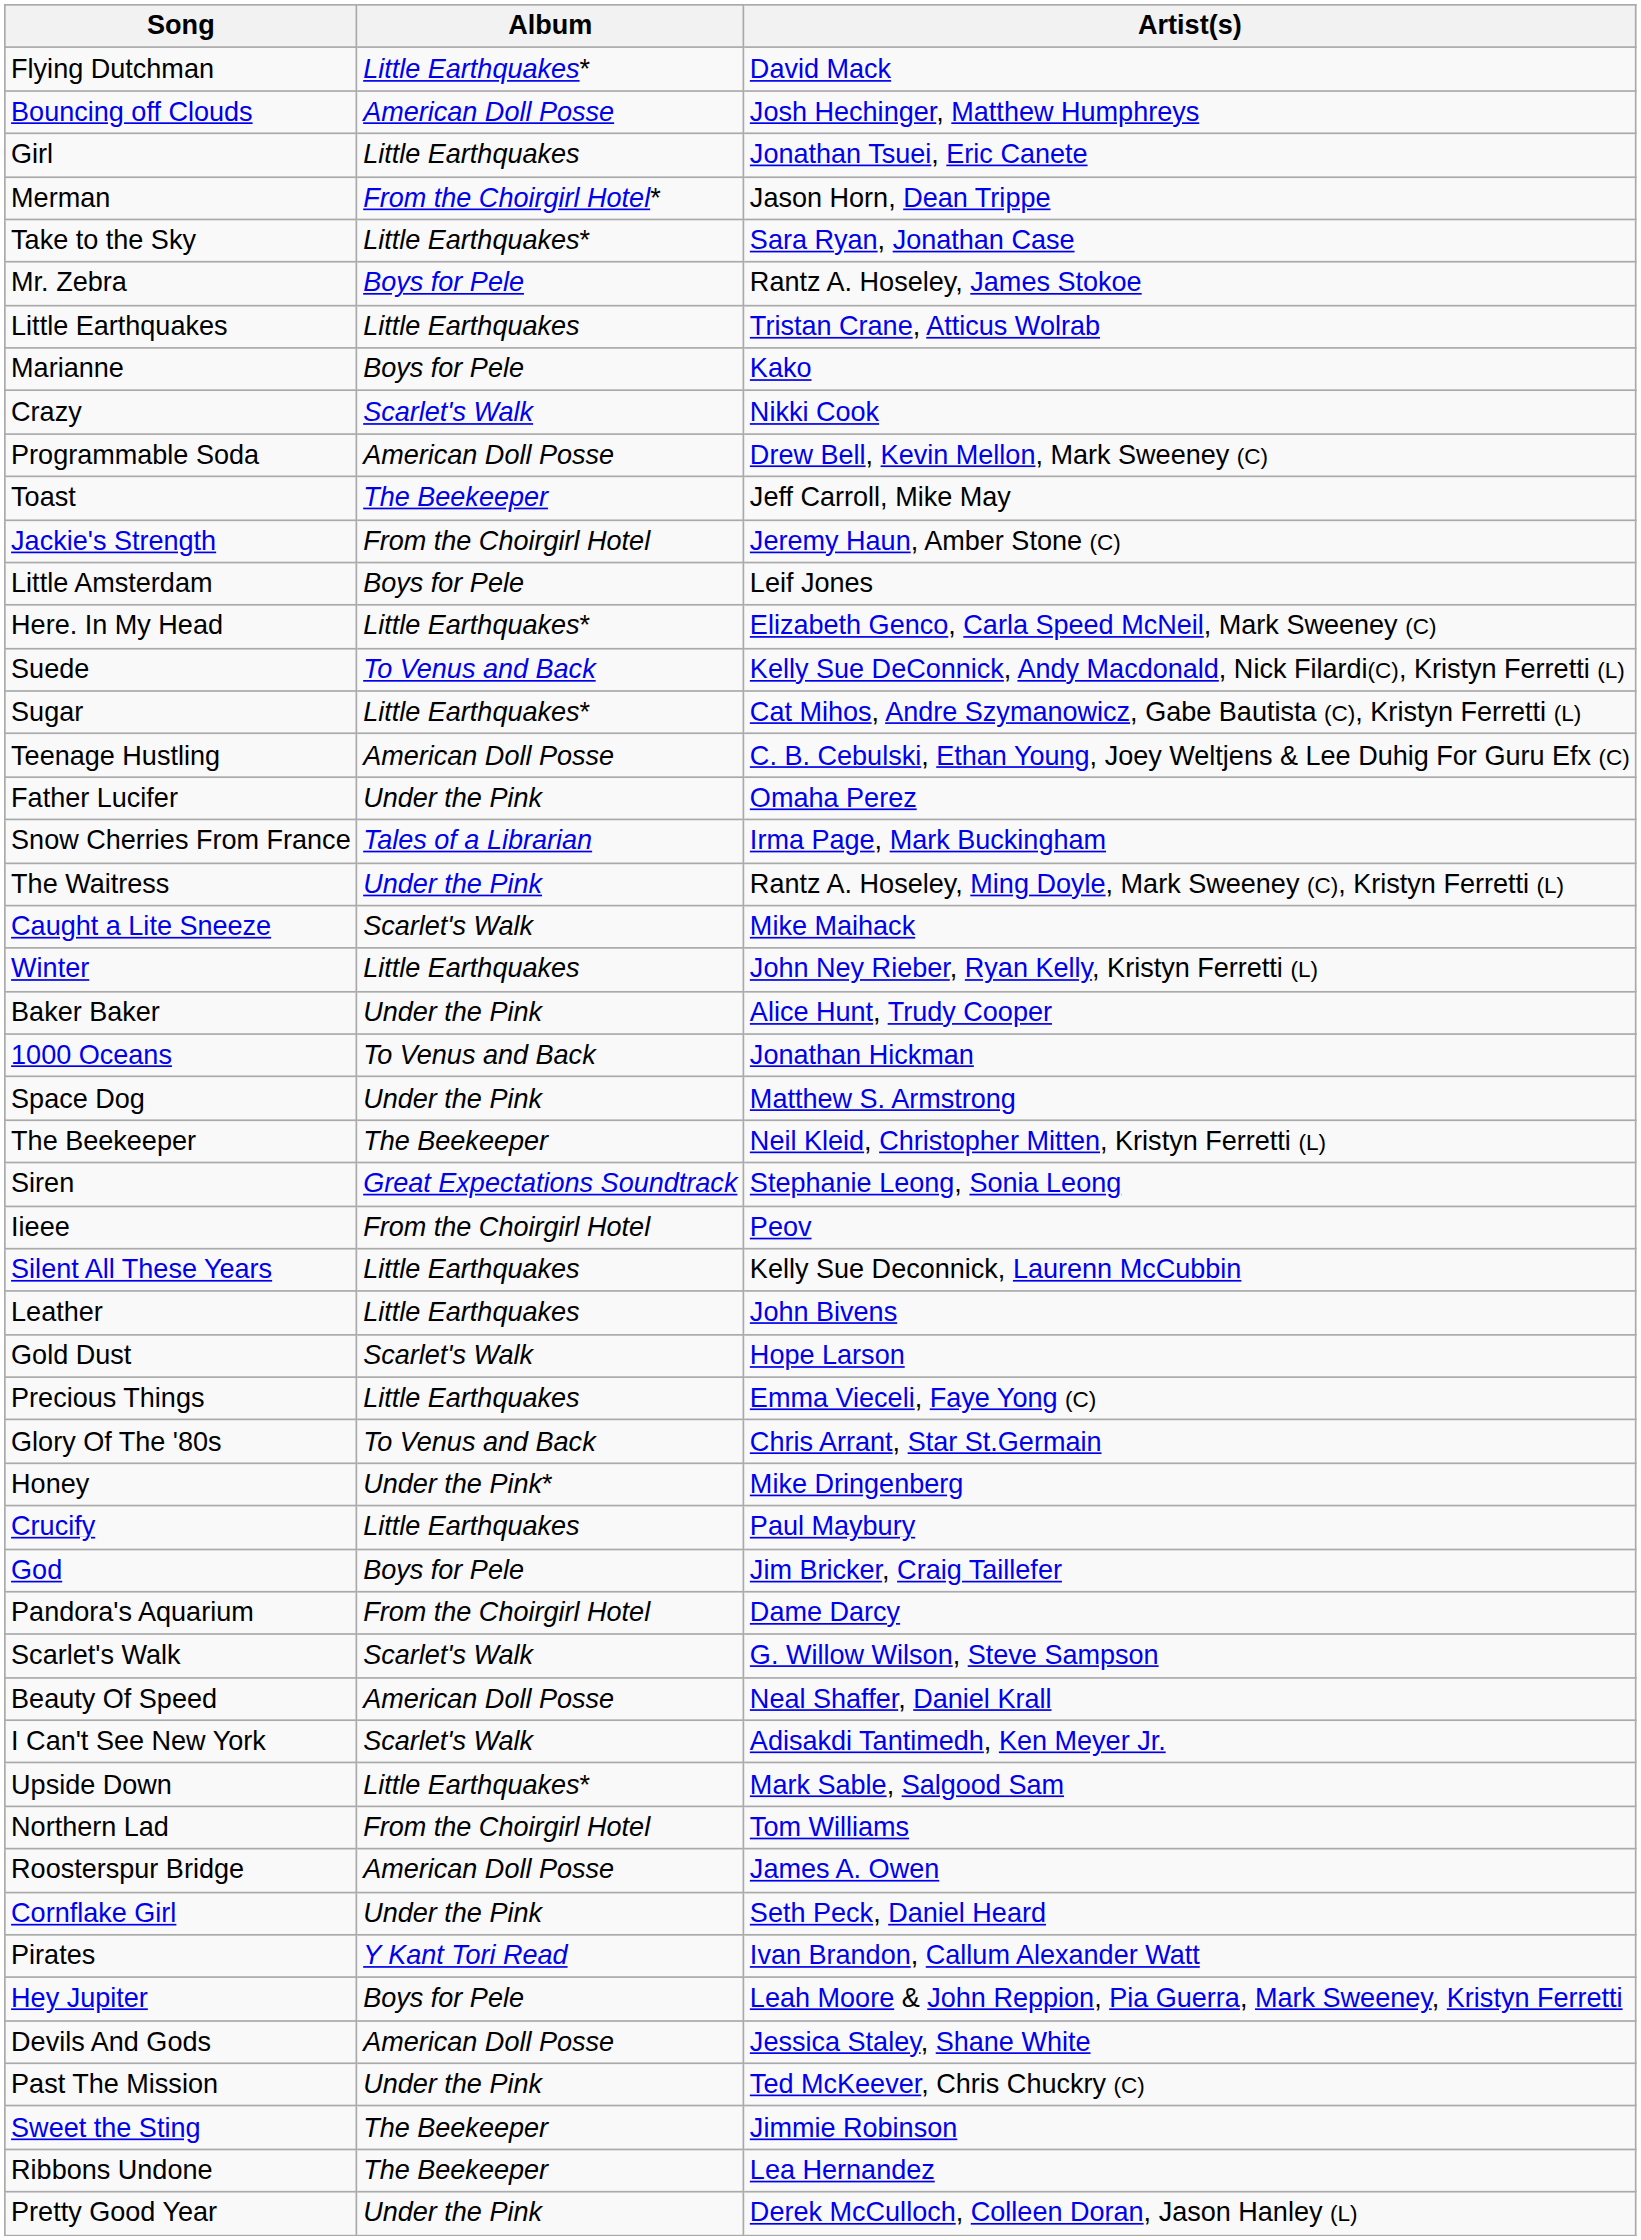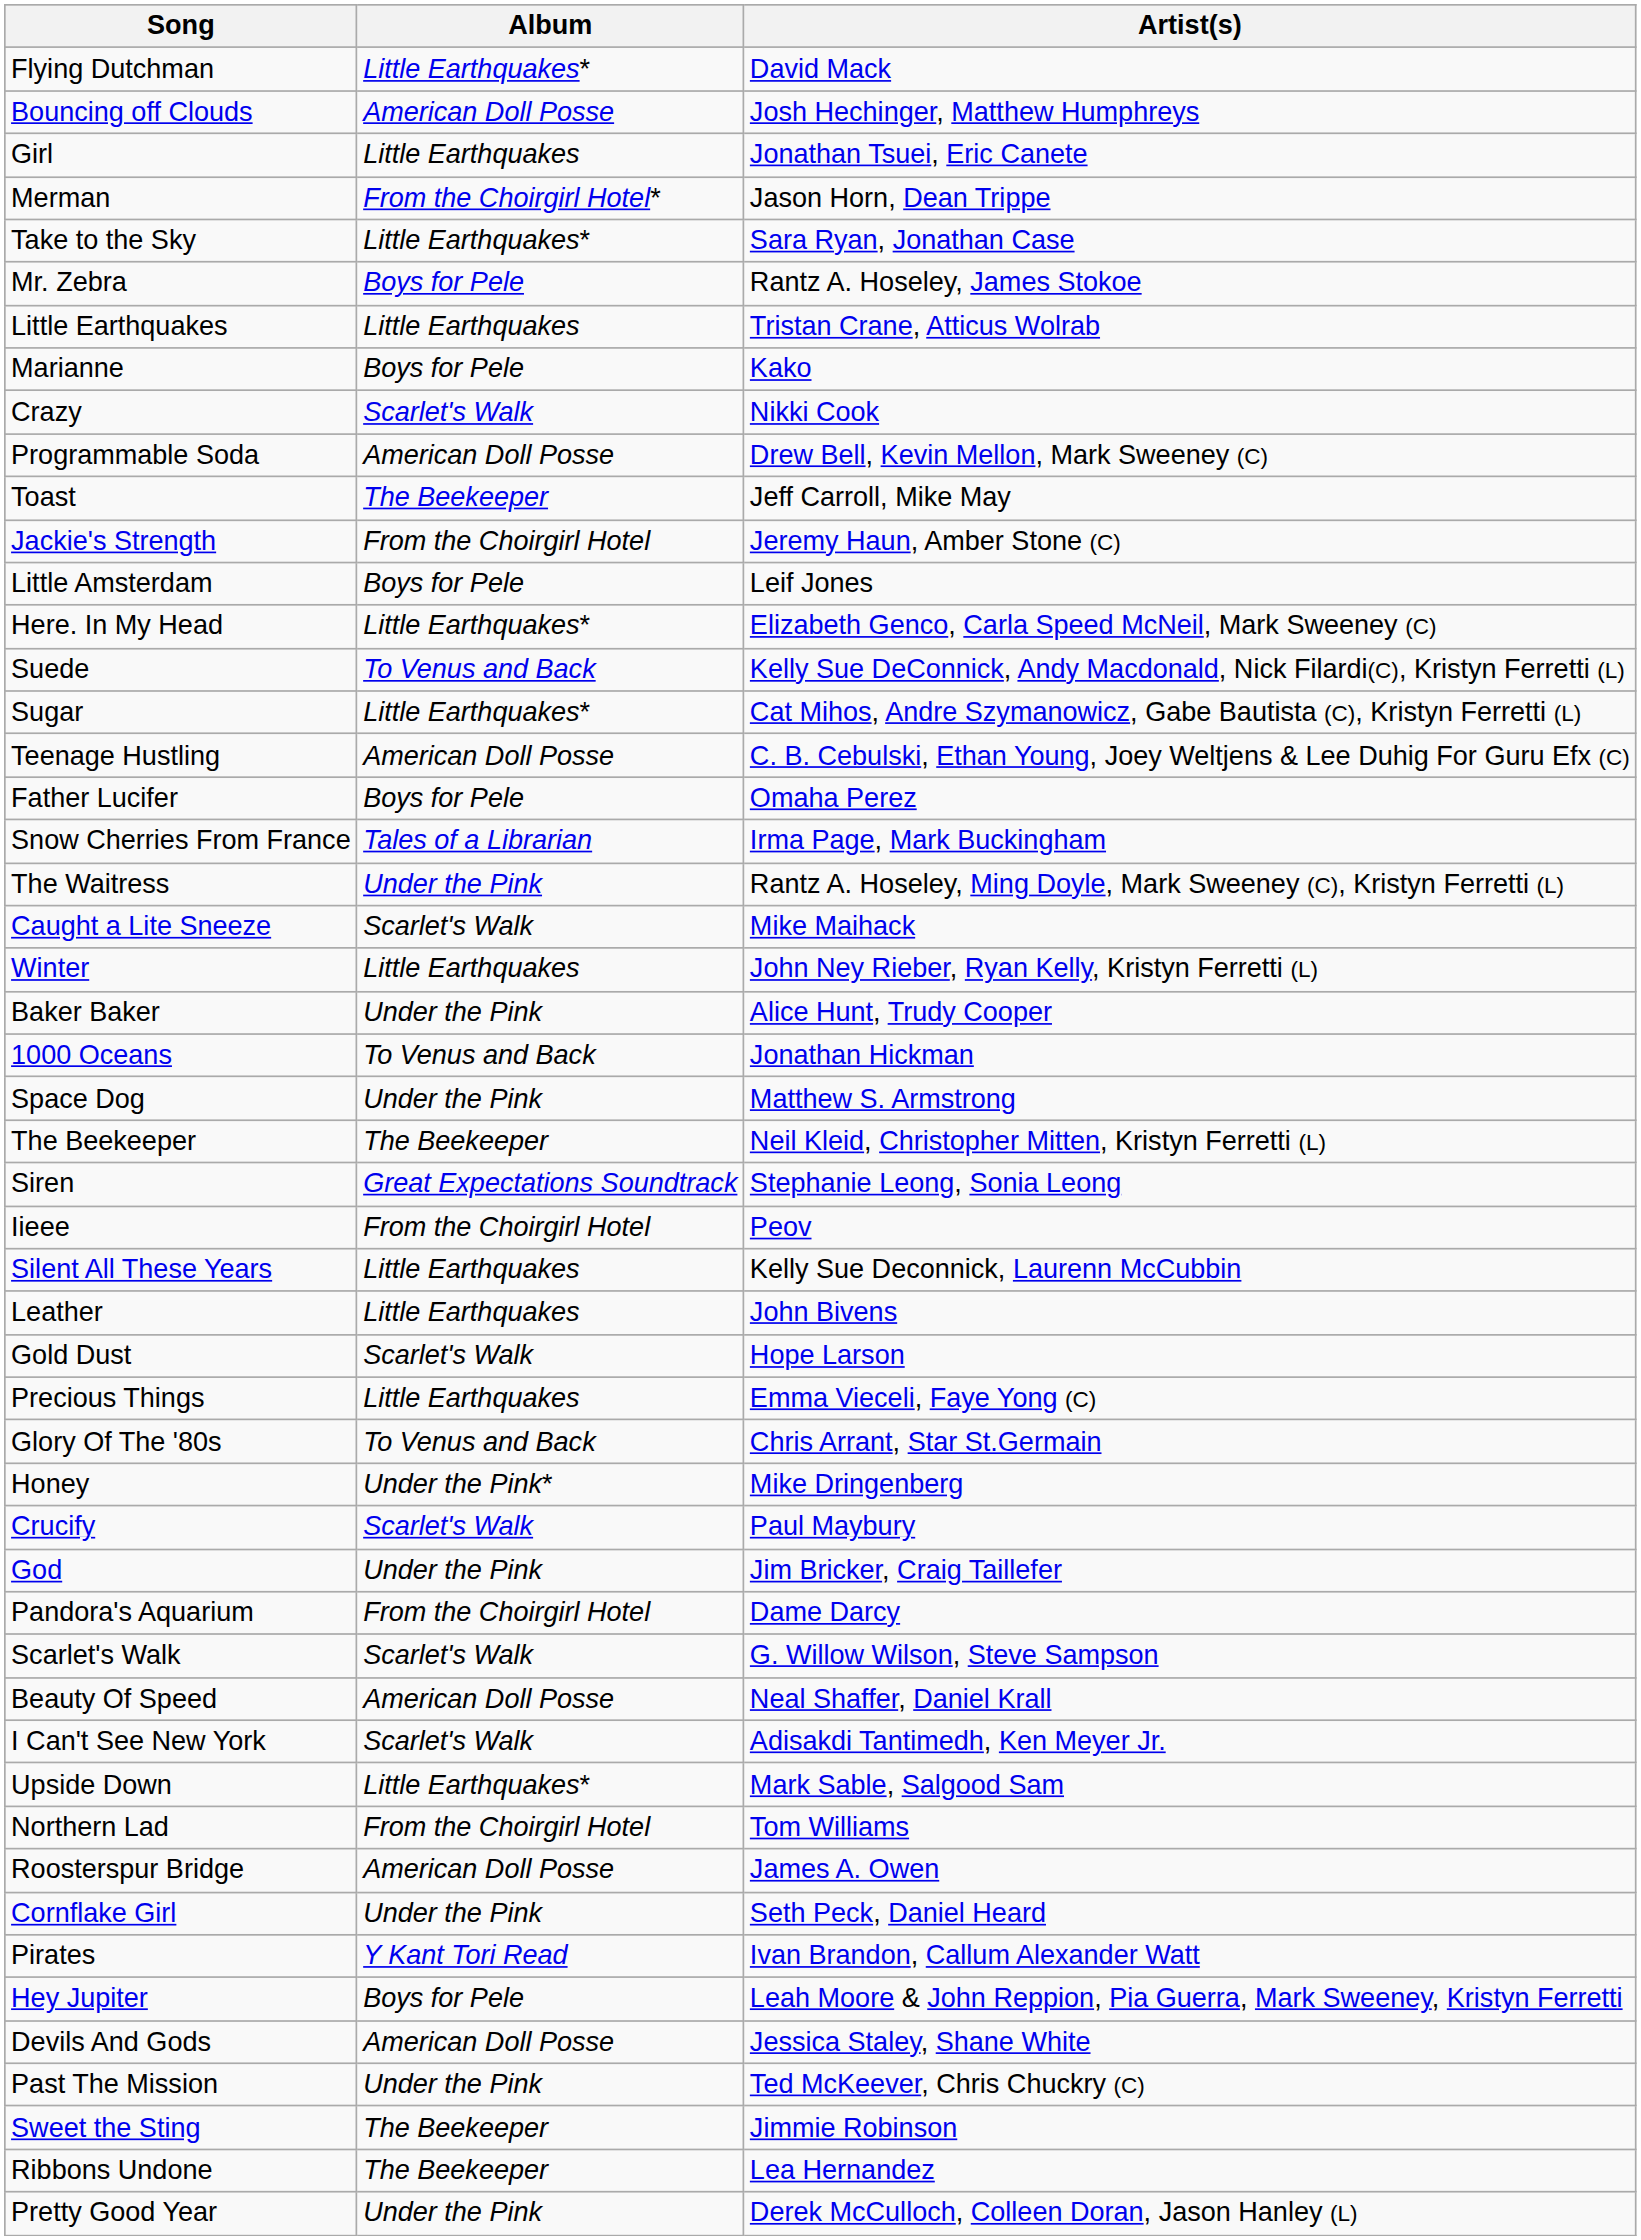(453, 797) Under the Pink -> (444, 797) Boys for Pele
(471, 1526) Little Earthquakes -> (448, 1526) Scarlet's Walk
(444, 1569) Boys for Pele -> (453, 1569) Under the Pink
